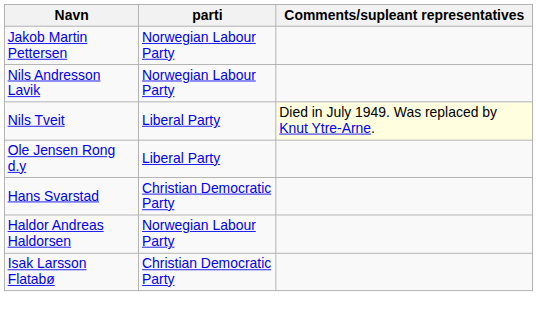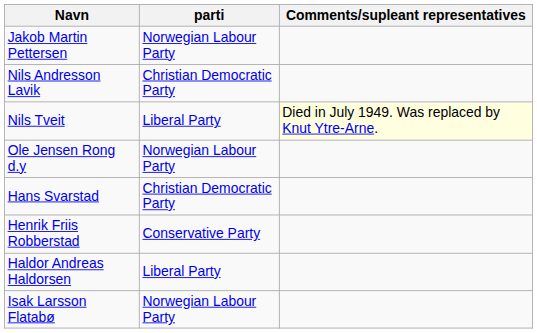(199, 83) Norwegian Labour Party -> (207, 83) Christian Democratic Party
(181, 158) Liberal Party -> (199, 158) Norwegian Labour Party
+ row: (44, 234)
(199, 234) Norwegian Labour Party -> (182, 271) Liberal Party
(207, 271) Christian Democratic Party -> (199, 309) Norwegian Labour Party
